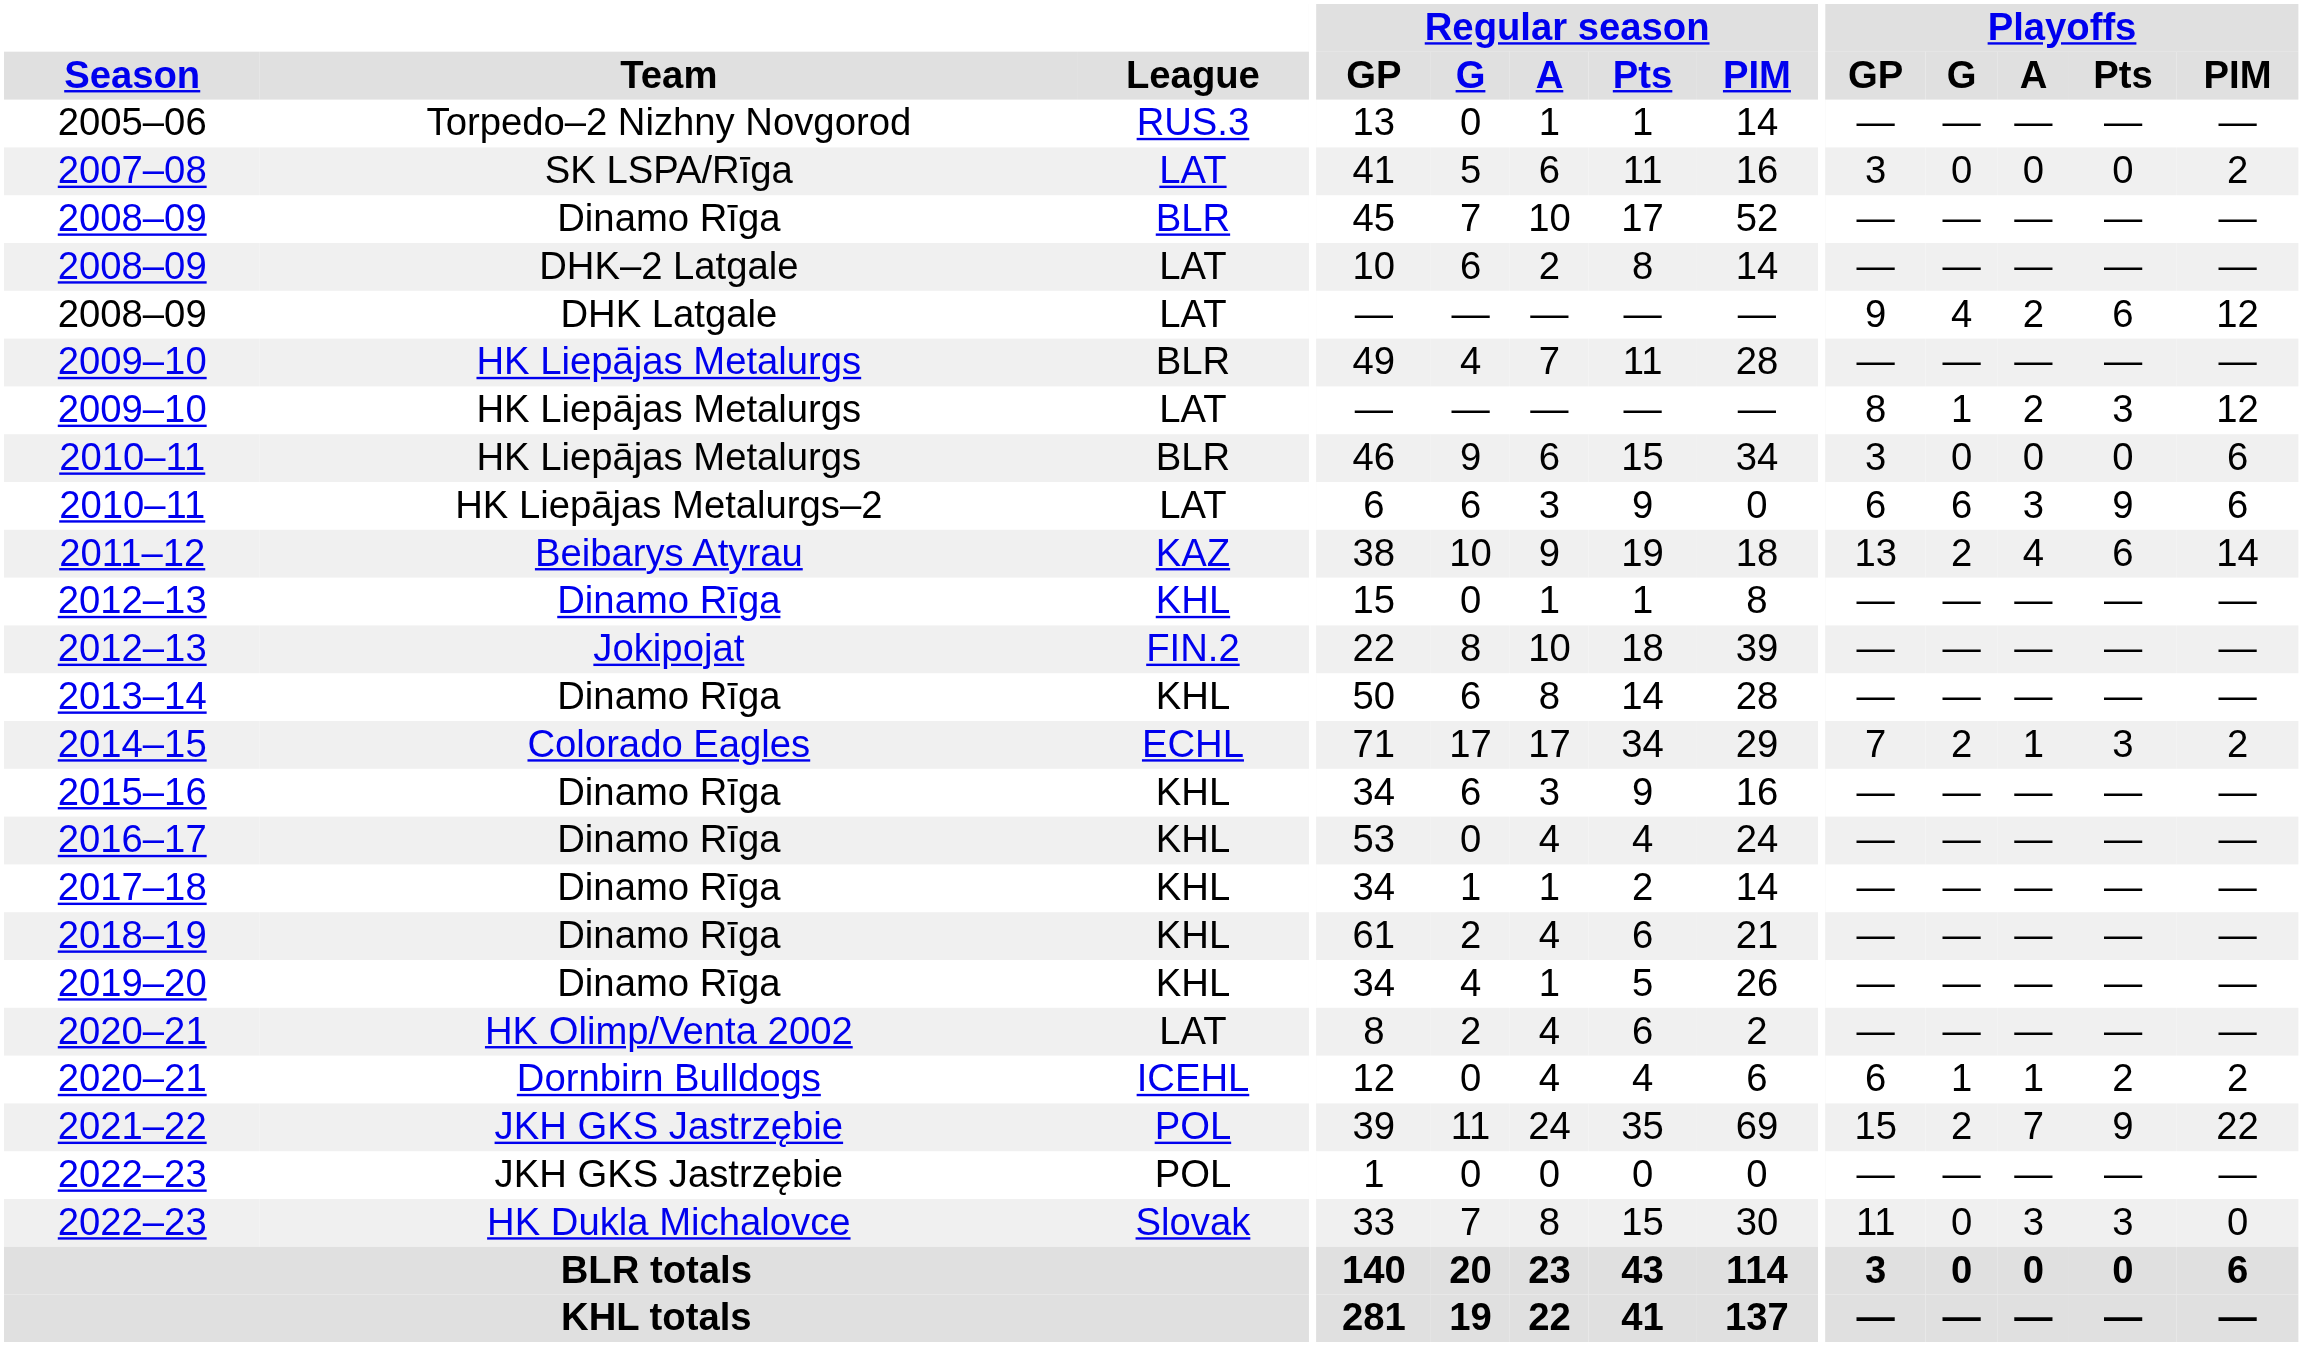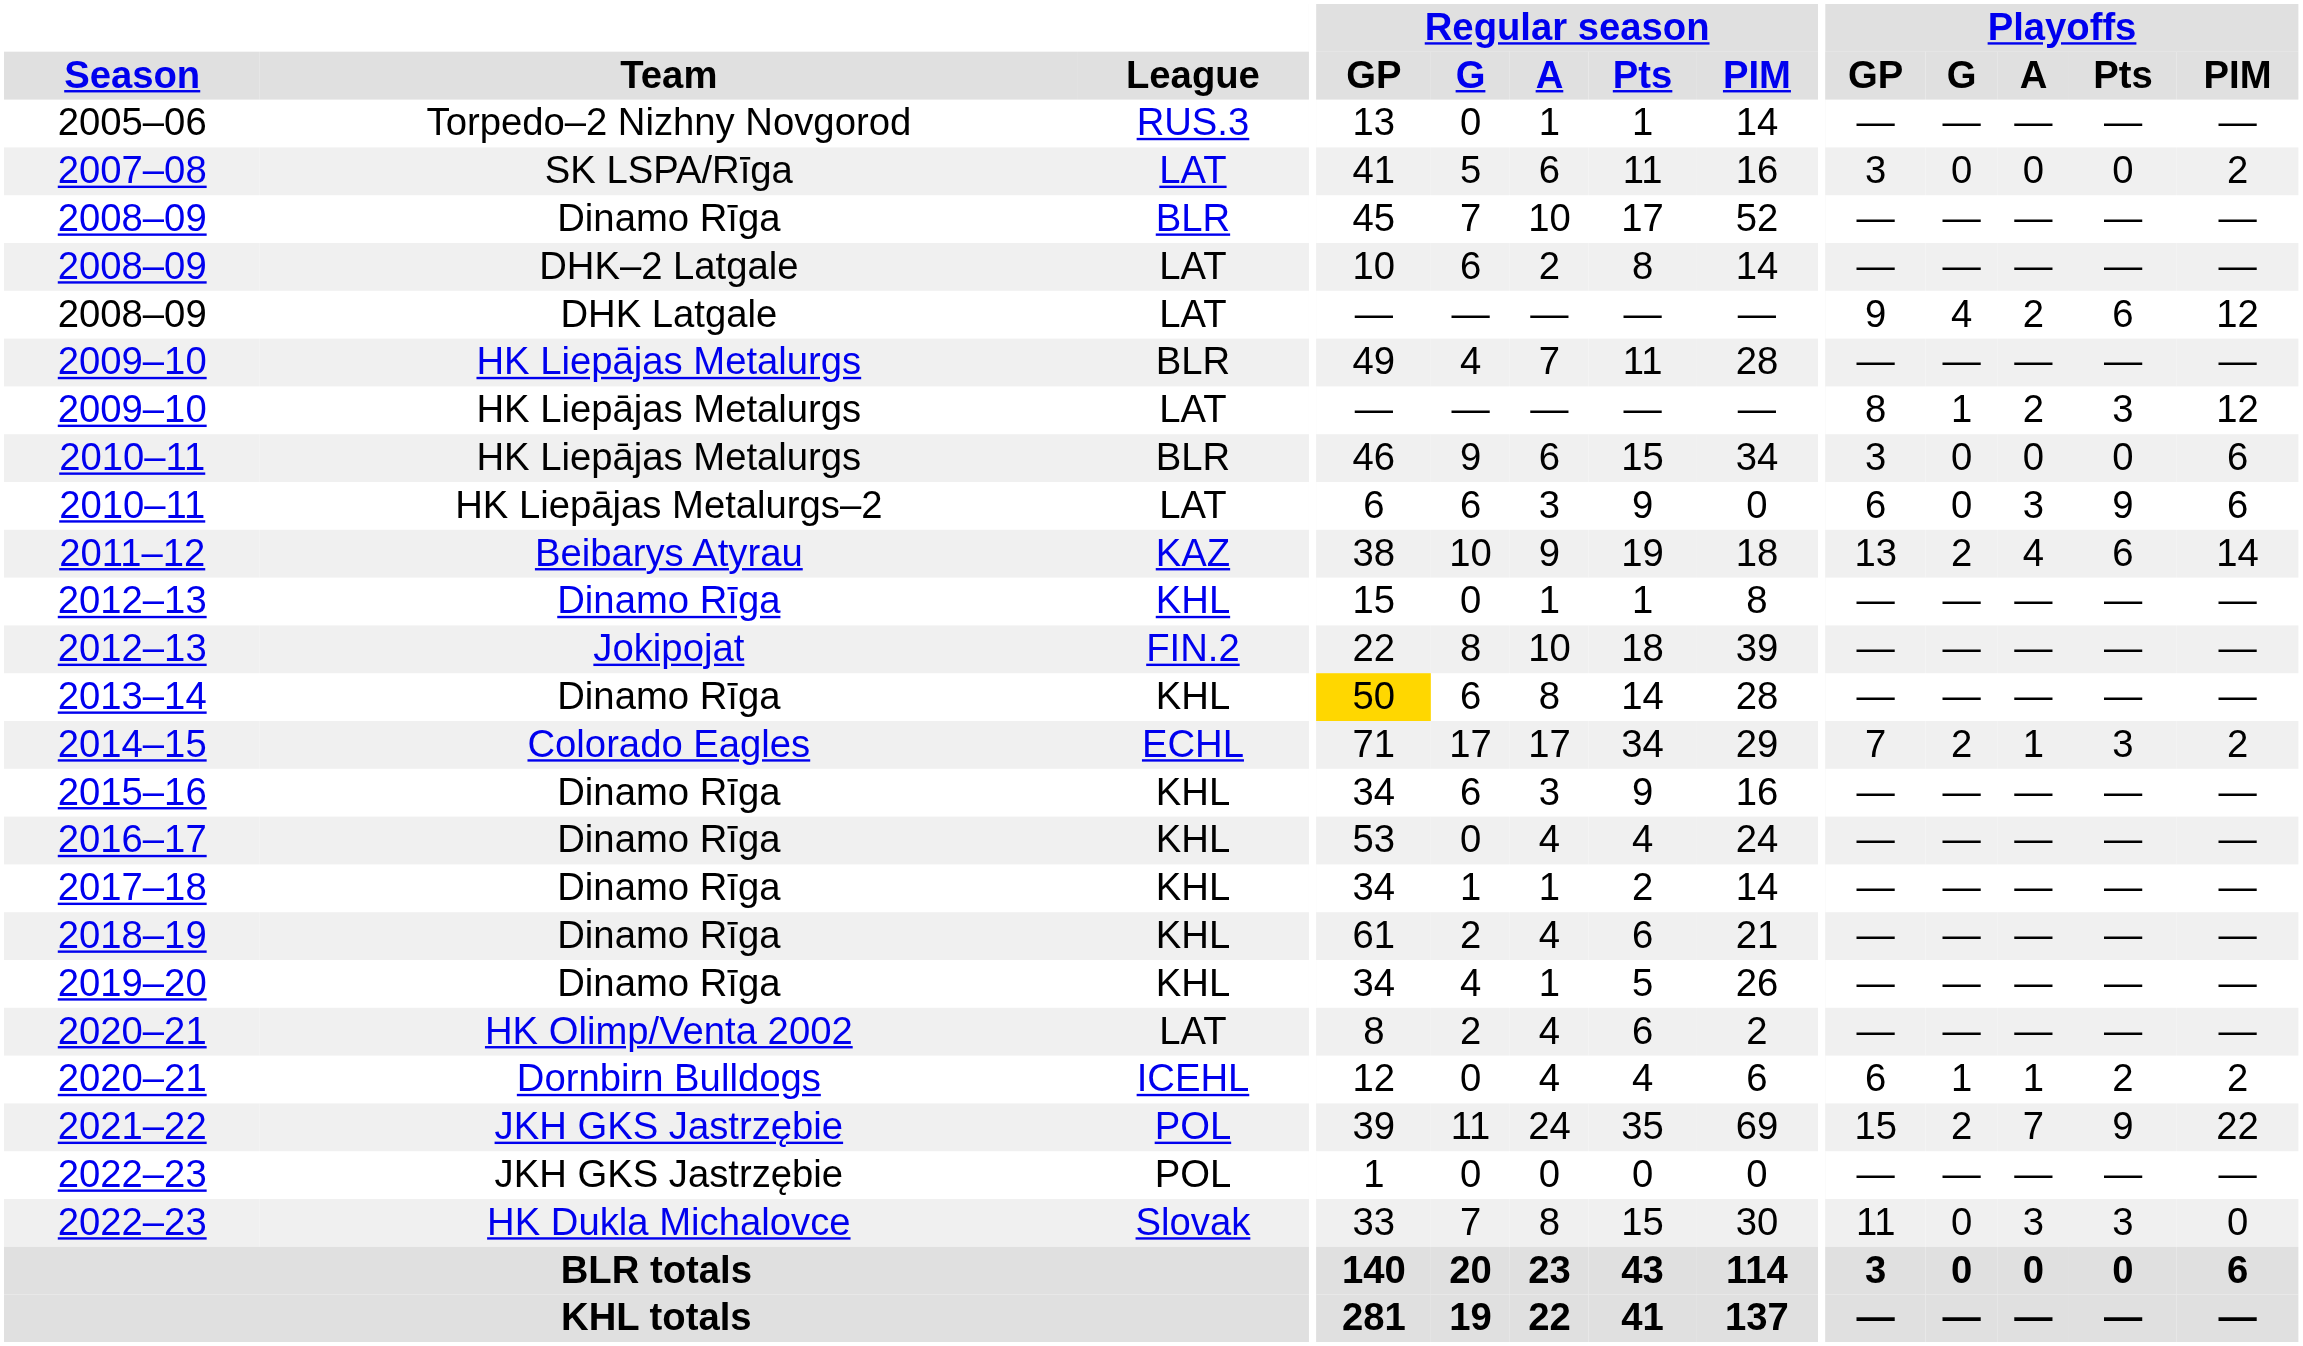(1962, 505) 6 -> (1962, 505) 0
(1374, 696) no background -> (1374, 696) gold background
